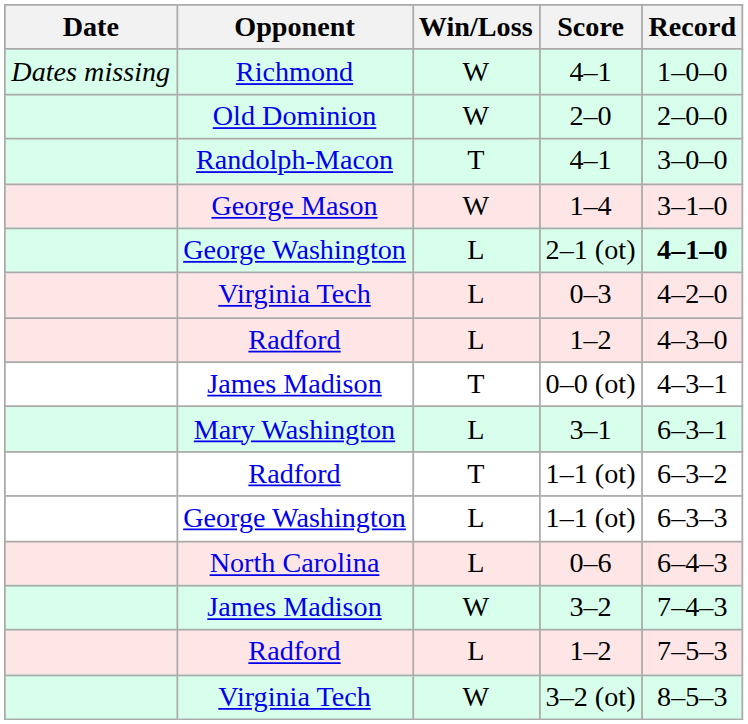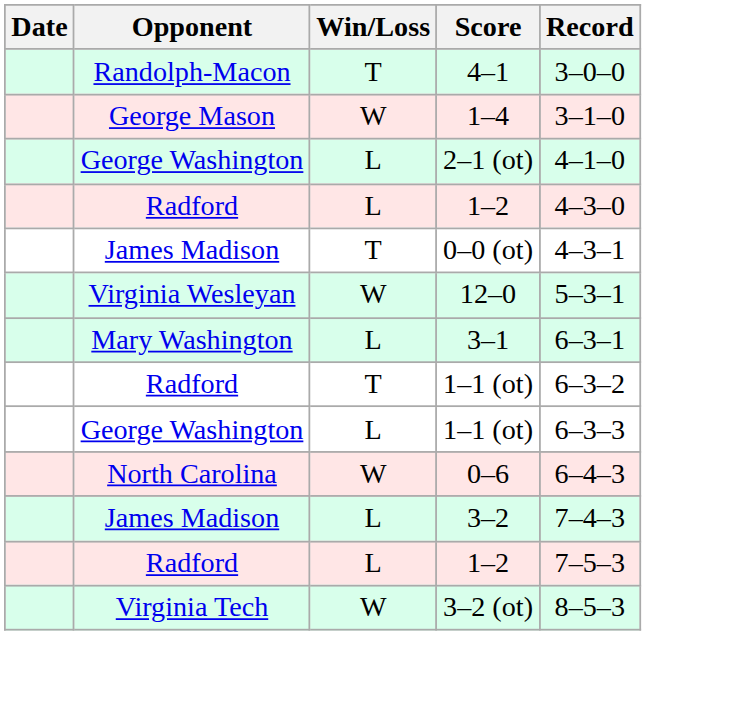- row: (295, 71)
- row: (295, 116)
(692, 250) bold -> (590, 160) normal
- row: (295, 294)
+ row: (192, 294)
(476, 562) L -> (373, 473) W
(476, 607) W -> (373, 518) L
